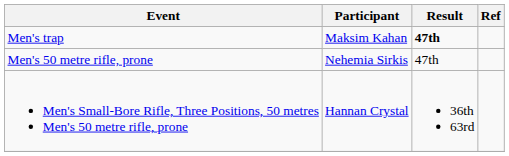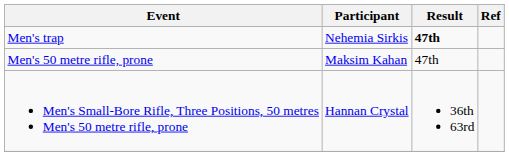(366, 37) Maksim Kahan -> (366, 37) Nehemia Sirkis
(366, 59) Nehemia Sirkis -> (366, 59) Maksim Kahan
